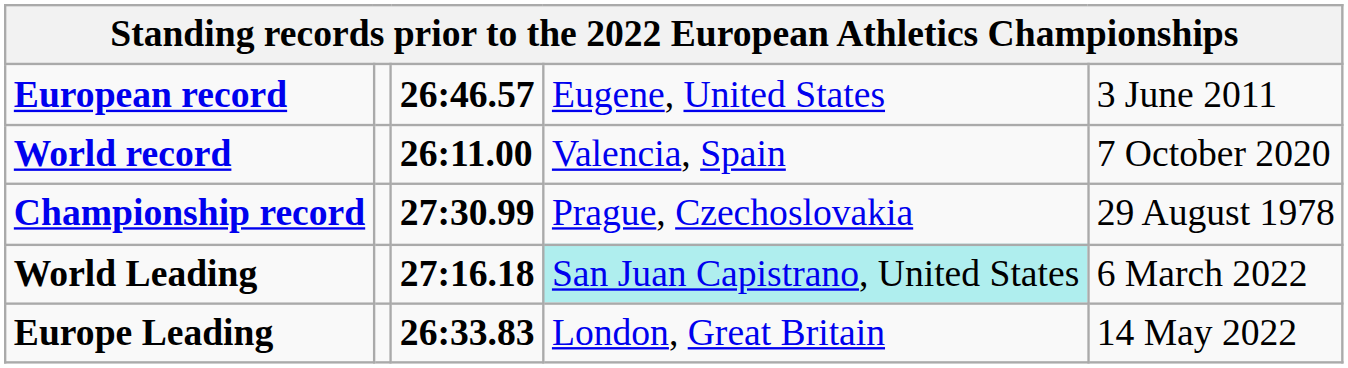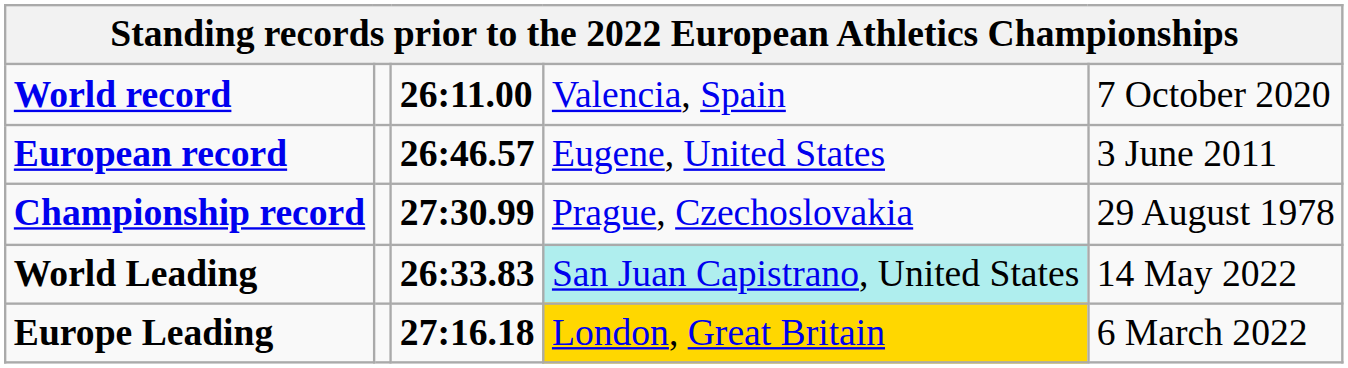rows swapped: (123, 153) <-> (150, 93)
(467, 272) 27:16.18 -> (467, 272) 26:33.83
(1202, 272) 6 March 2022 -> (1197, 272) 14 May 2022
(467, 332) 26:33.83 -> (467, 332) 27:16.18
(718, 332) no background -> (718, 332) gold background
(1197, 332) 14 May 2022 -> (1202, 332) 6 March 2022
